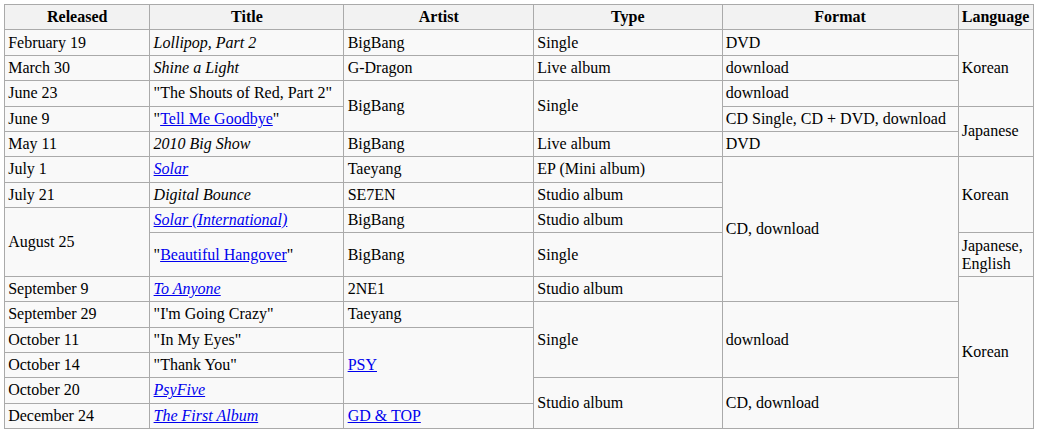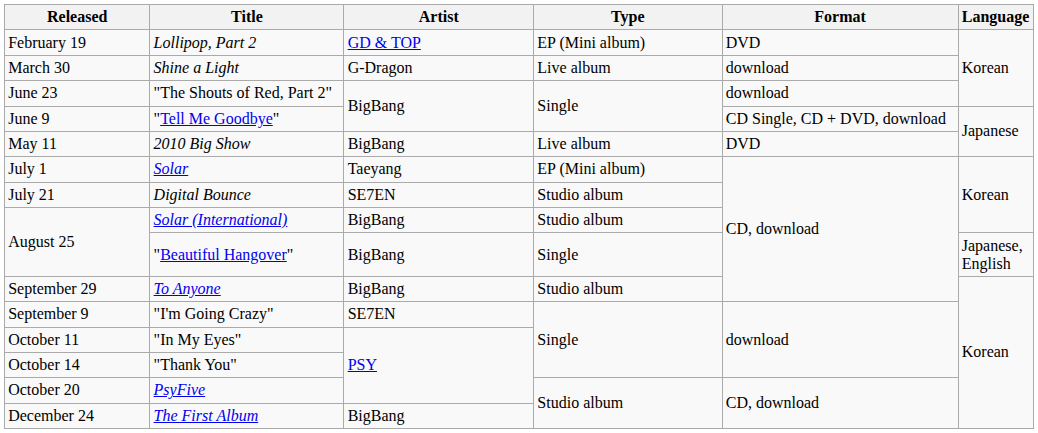(376, 42) BigBang -> (384, 42) GD & TOP
(558, 42) Single -> (591, 42) EP (Mini album)
(48, 288) September 9 -> (52, 288) September 29
(366, 288) 2NE1 -> (376, 288) BigBang
(52, 314) September 29 -> (48, 314) September 9
(375, 314) Taeyang -> (372, 314) SE7EN
(384, 415) GD & TOP -> (376, 415) BigBang
